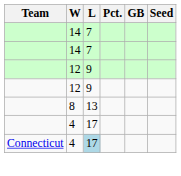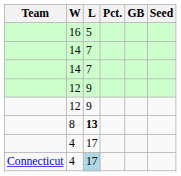+ row: (35, 32)
(92, 106) normal -> (92, 124) bold
